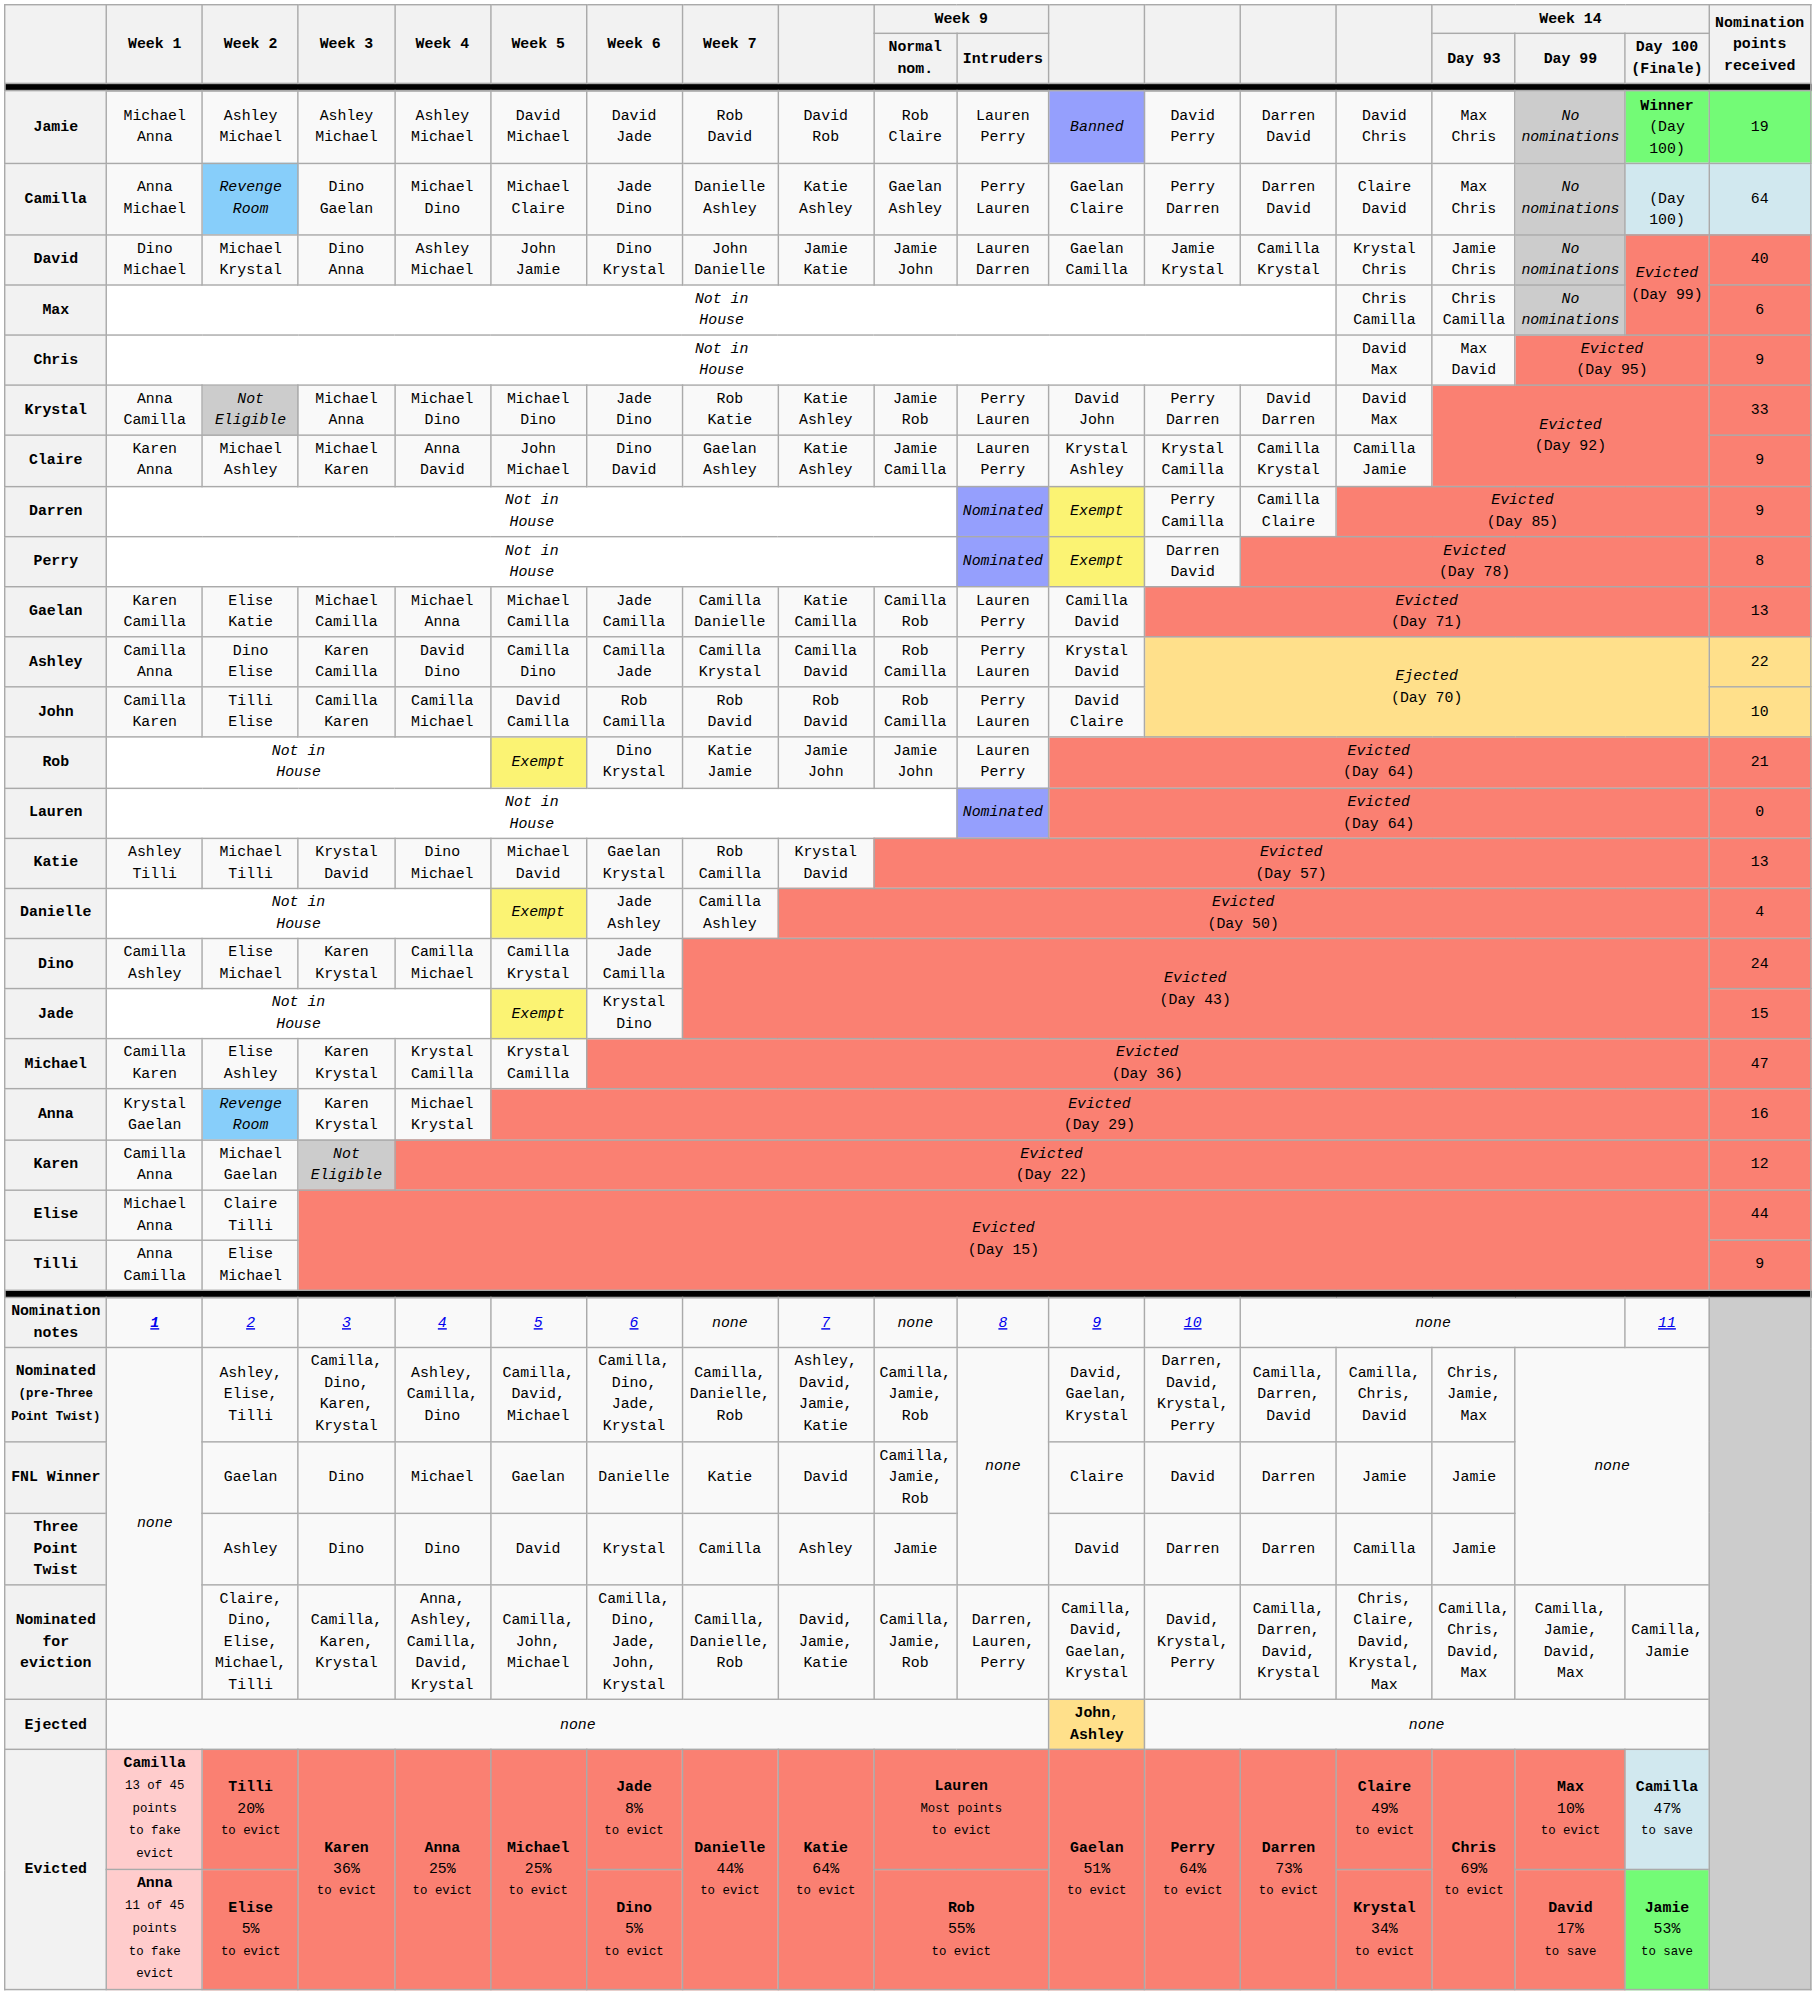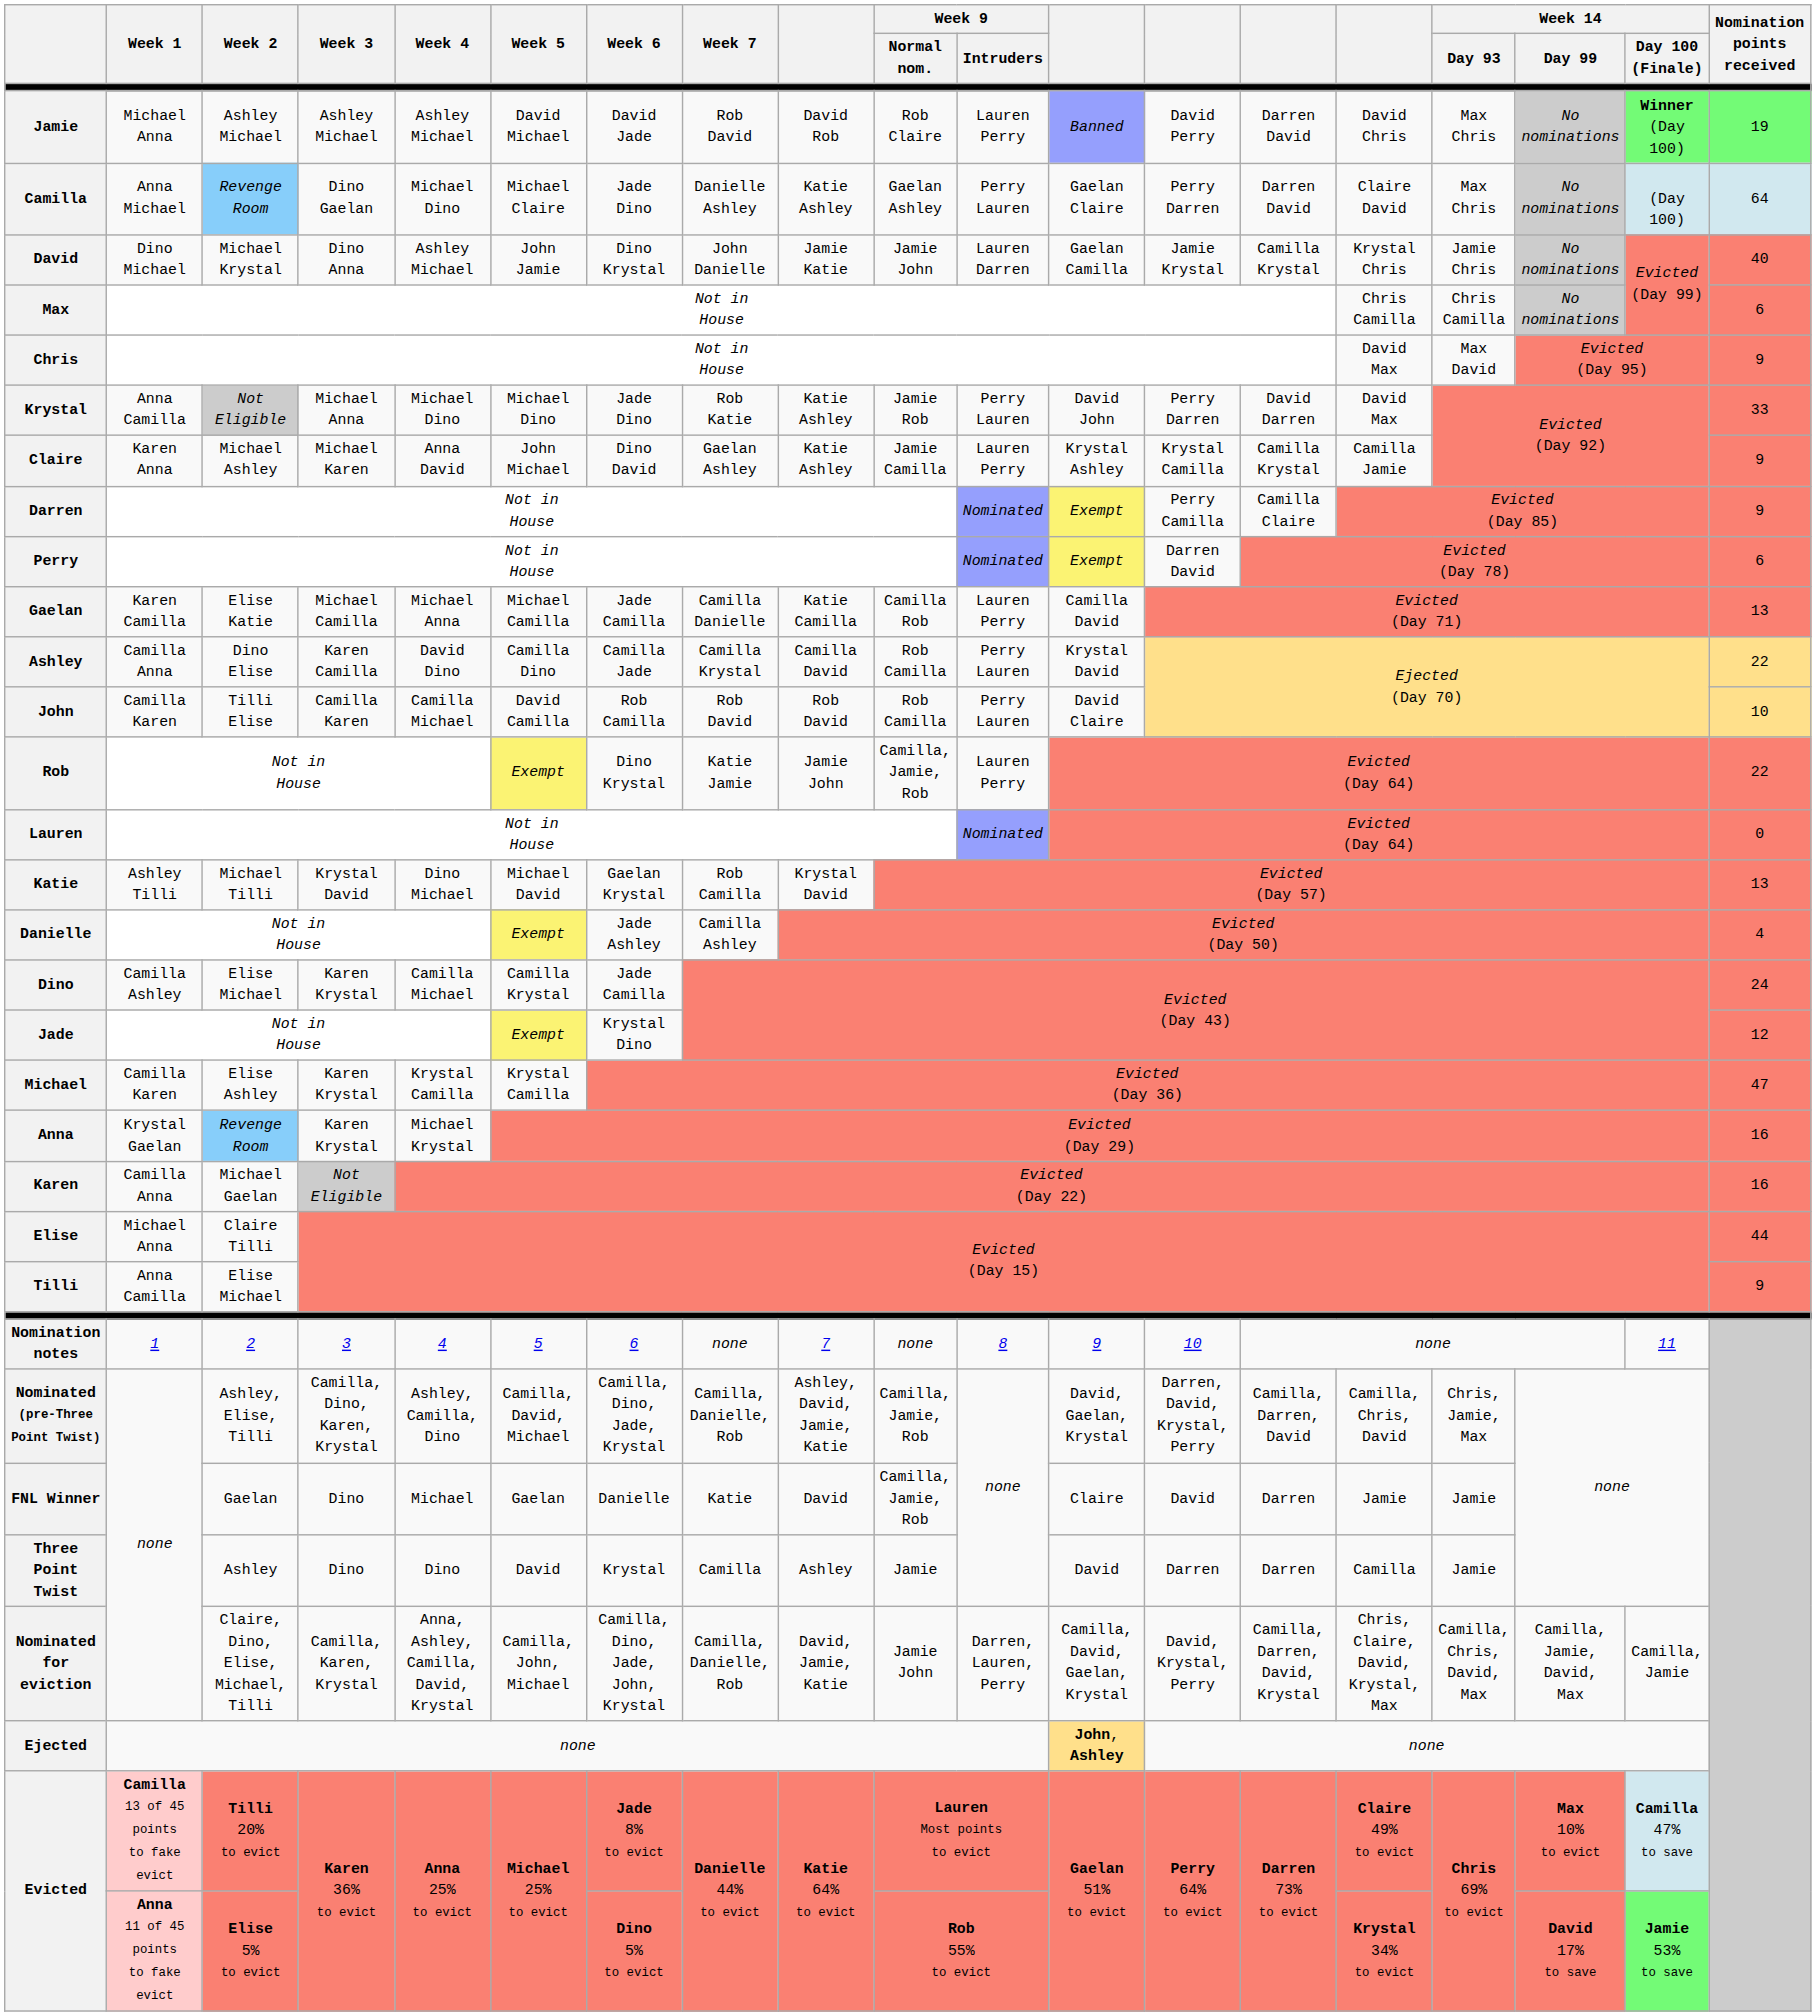(1760, 561) 8 -> (1760, 561) 6
(915, 762) Jamie John -> (915, 773) Camilla, Jamie, Rob
(1760, 762) 21 -> (1760, 773) 22
(1760, 1014) 15 -> (1760, 1035) 12
(1760, 1164) 12 -> (1760, 1186) 16
(155, 1323) bold -> (155, 1344) normal
(915, 1642) Camilla, Jamie, Rob -> (915, 1663) Jamie John
